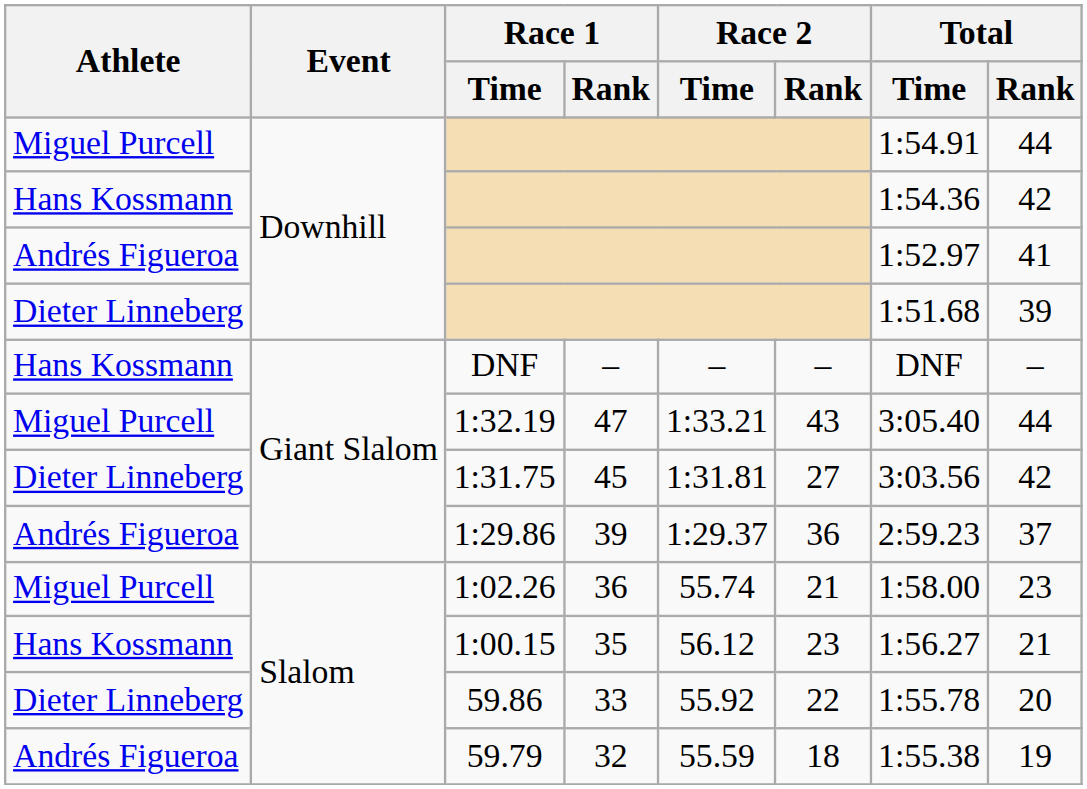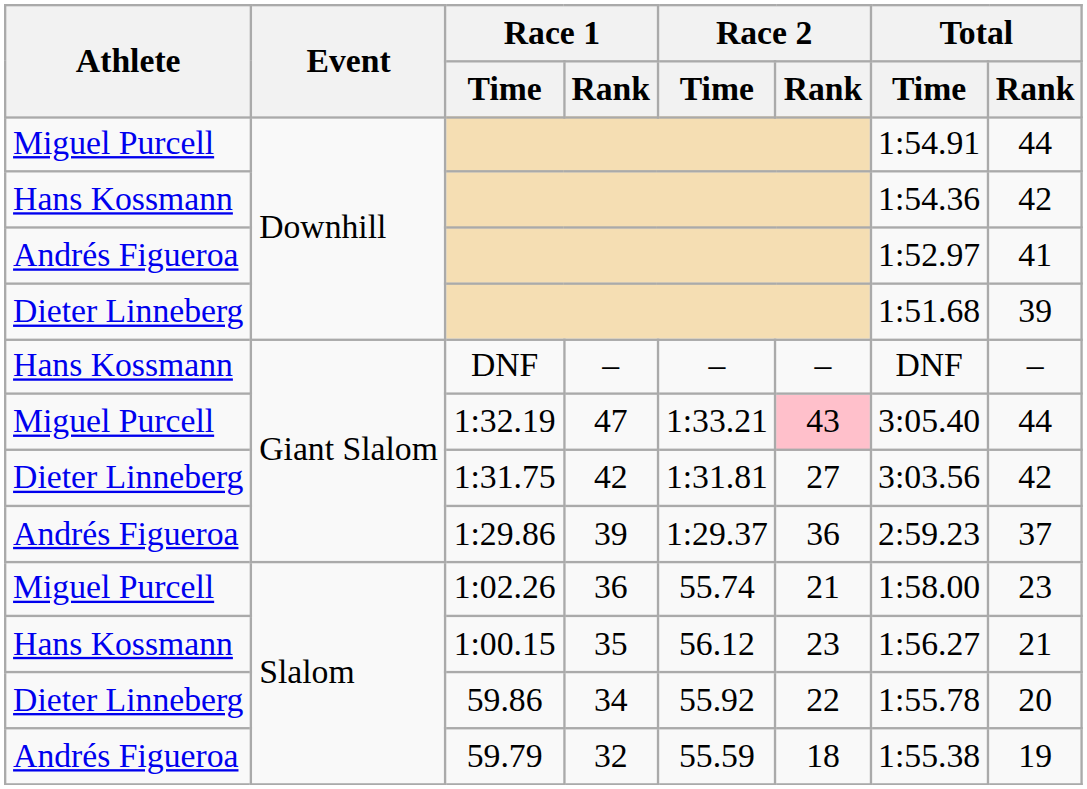(823, 421) no background -> (823, 421) pink background
(611, 477) 45 -> (611, 477) 42
(611, 699) 33 -> (611, 699) 34
